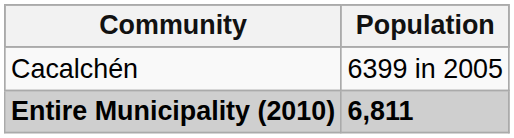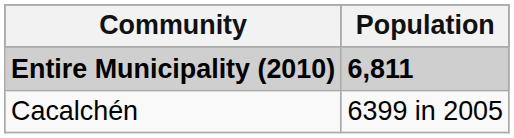rows swapped: (173, 111) <-> (75, 68)
